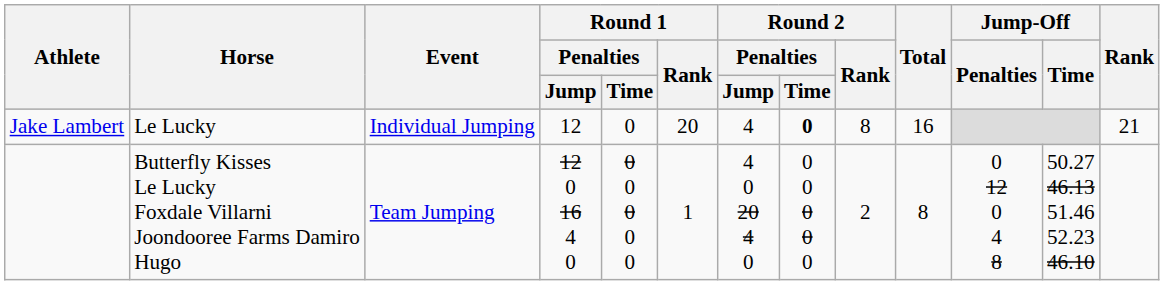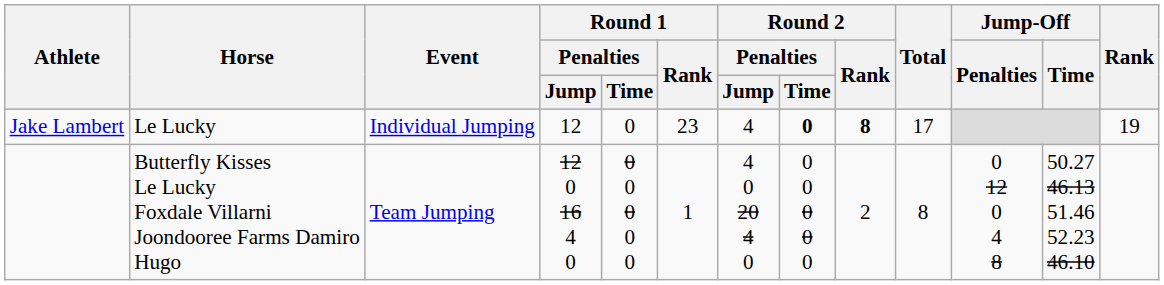(688, 127) 20 -> (688, 127) 23
(865, 127) normal -> (865, 127) bold
(923, 127) 16 -> (923, 127) 17
(1129, 127) 21 -> (1129, 127) 19
